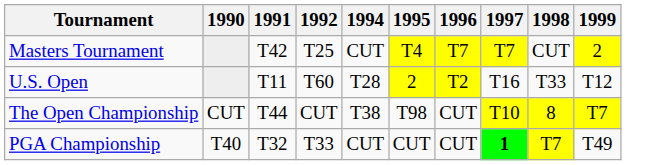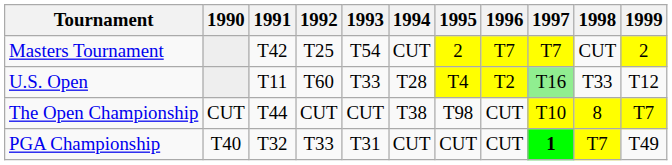+ column: (365, 20)
(412, 51) T4 -> (458, 51) 2
(412, 82) 2 -> (458, 82) T4
(504, 82) no background -> (551, 82) lightgreen background
